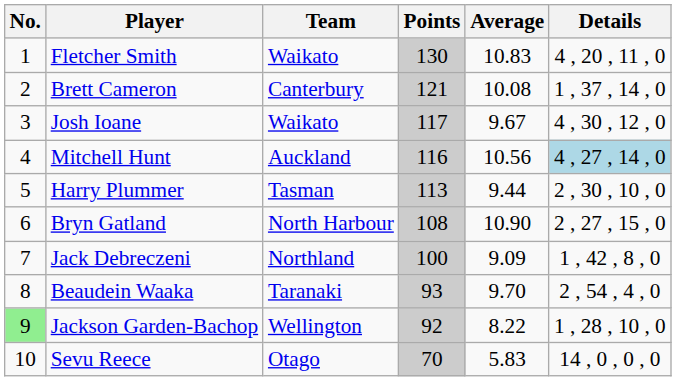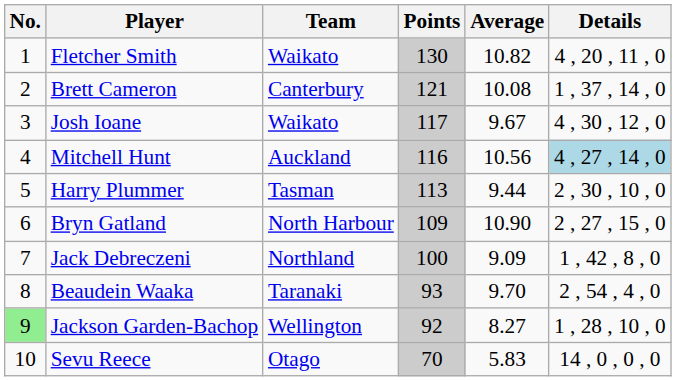(507, 55) 10.83 -> (507, 55) 10.82
(432, 223) 108 -> (432, 223) 109
(507, 325) 8.22 -> (507, 325) 8.27
